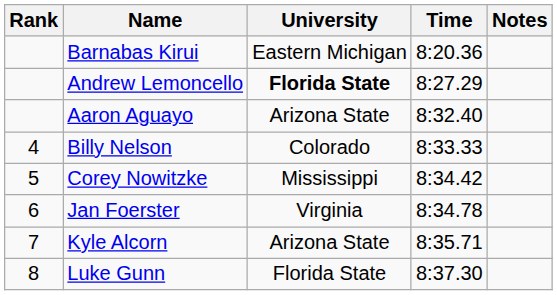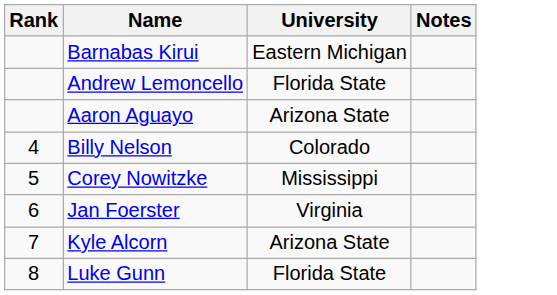- column: (449, 20)
(330, 83) bold -> (330, 83) normal
